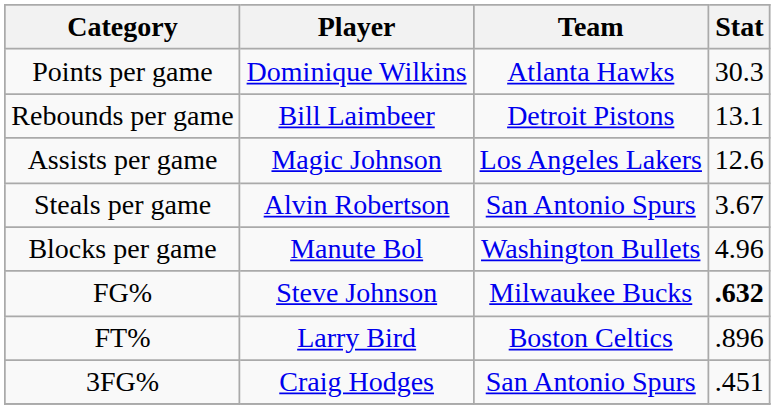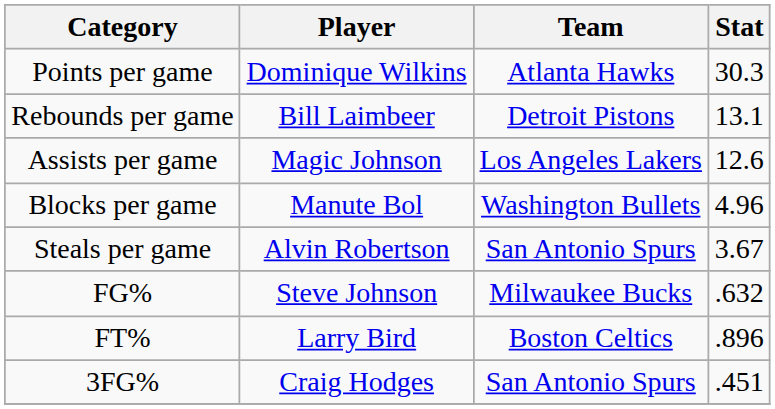rows swapped: (123, 204) <-> (123, 248)
(739, 293) bold -> (739, 293) normal
